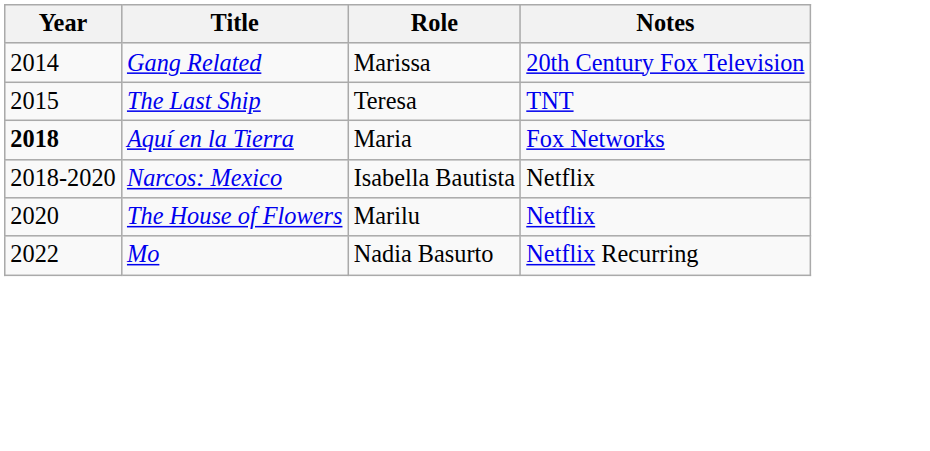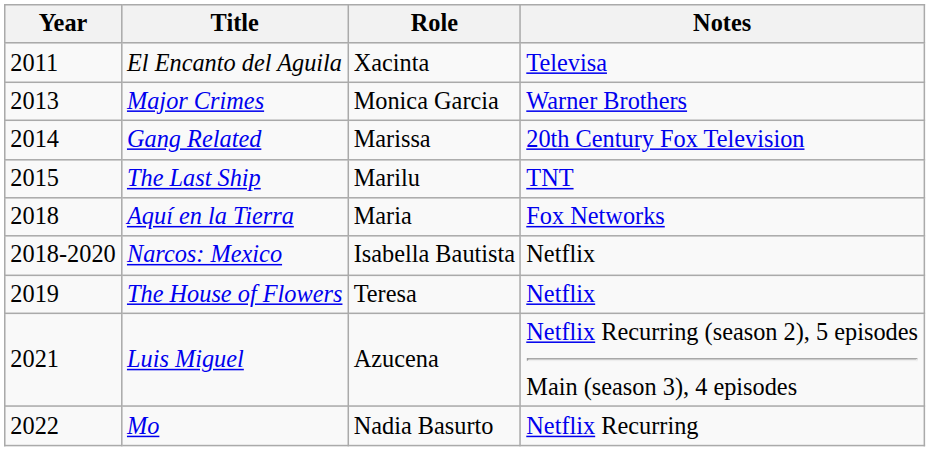+ row: (234, 62)
+ row: (196, 100)
(385, 100) Teresa -> (387, 178) Marilu
(35, 139) bold -> (35, 216) normal
(35, 216) 2020 -> (35, 293) 2019
(387, 216) Marilu -> (385, 293) Teresa
+ row: (185, 359)
